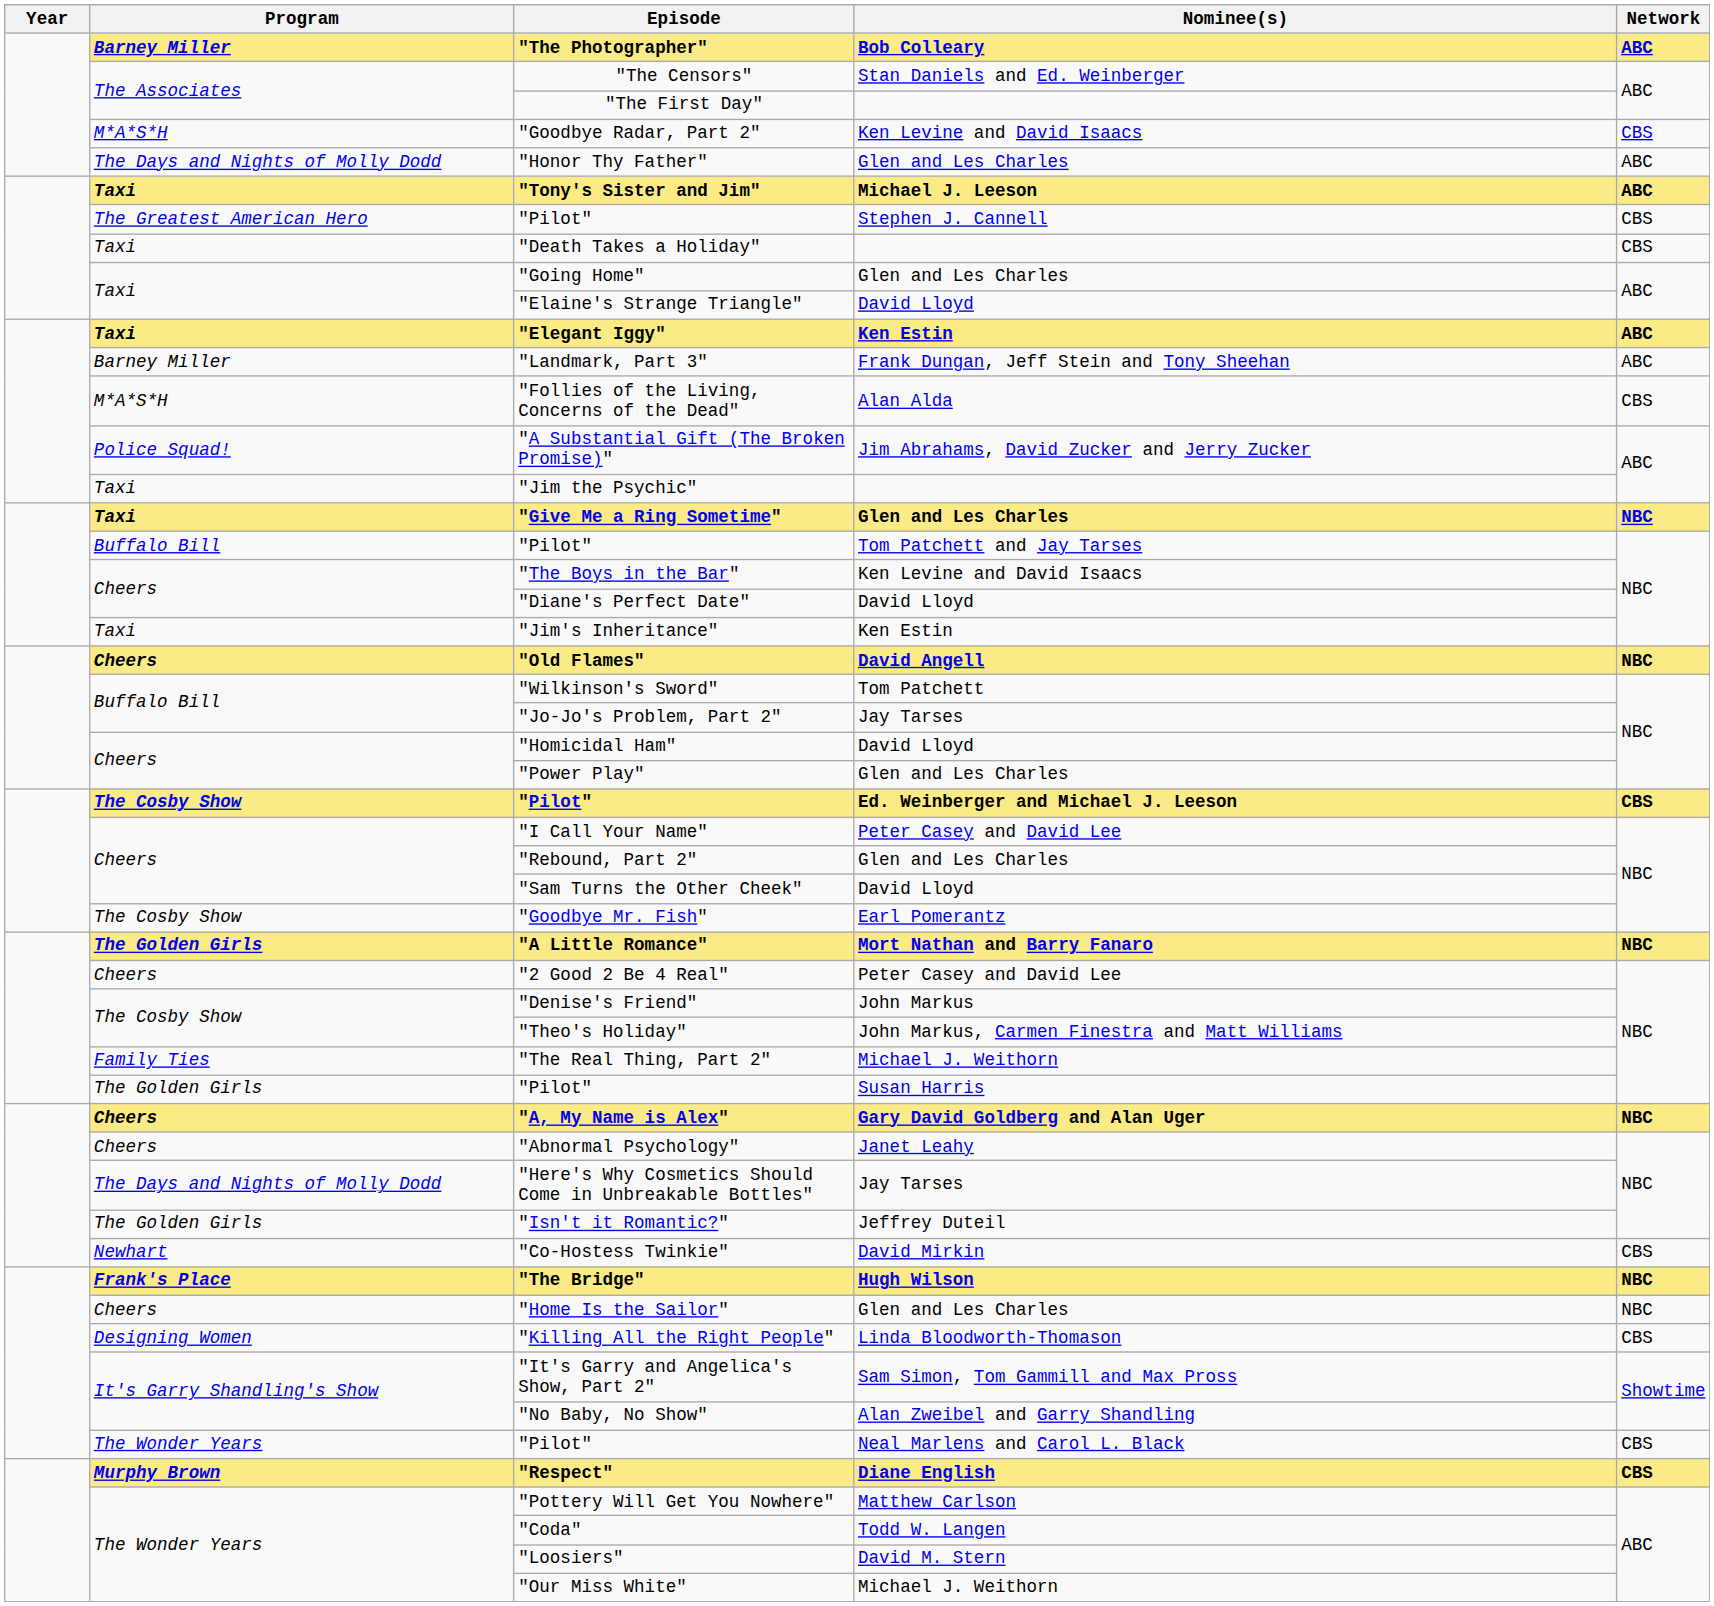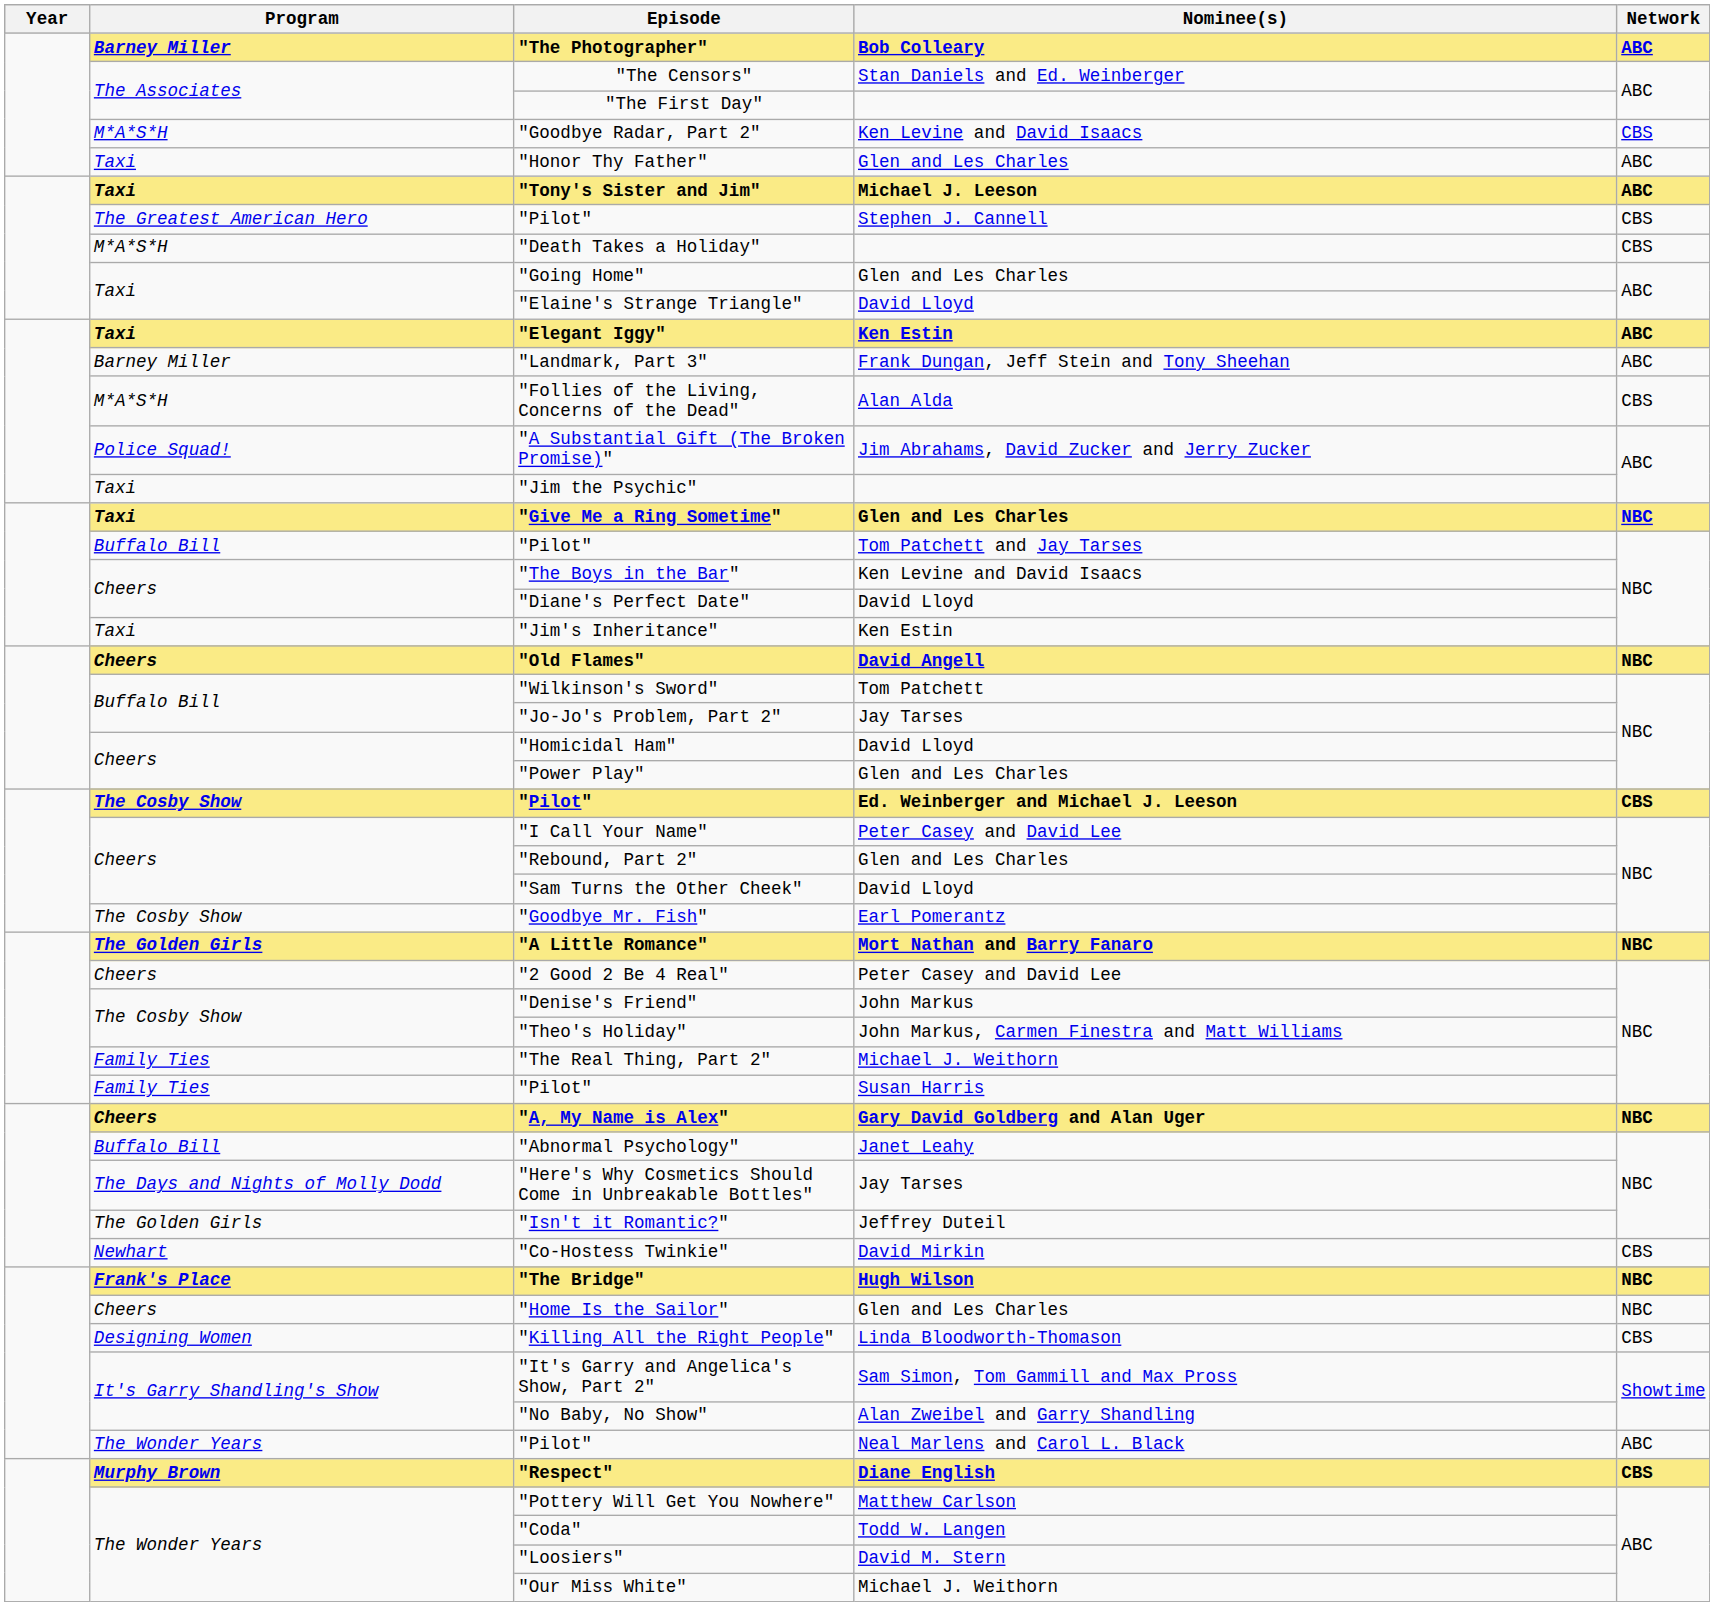(268, 162) The Days and Nights of Molly Dodd -> (115, 162) Taxi
(115, 248) Taxi -> (131, 248) M*A*S*H
(178, 1089) The Golden Girls -> (152, 1089) Family Ties
(125, 1146) Cheers -> (157, 1146) Buffalo Bill
(1637, 1444) CBS -> (1637, 1444) ABC
